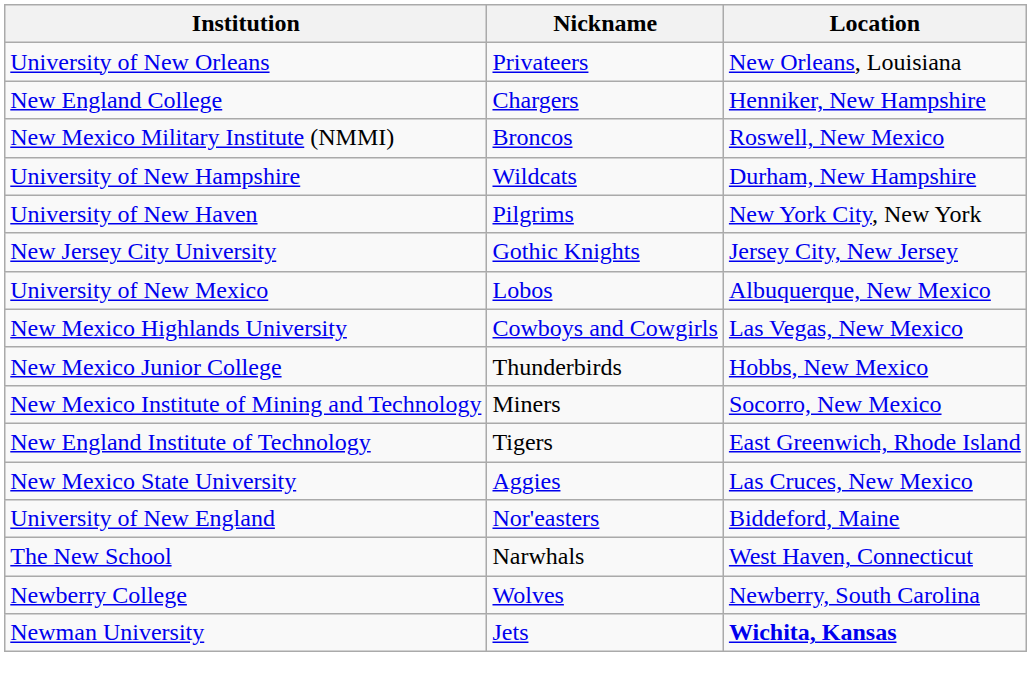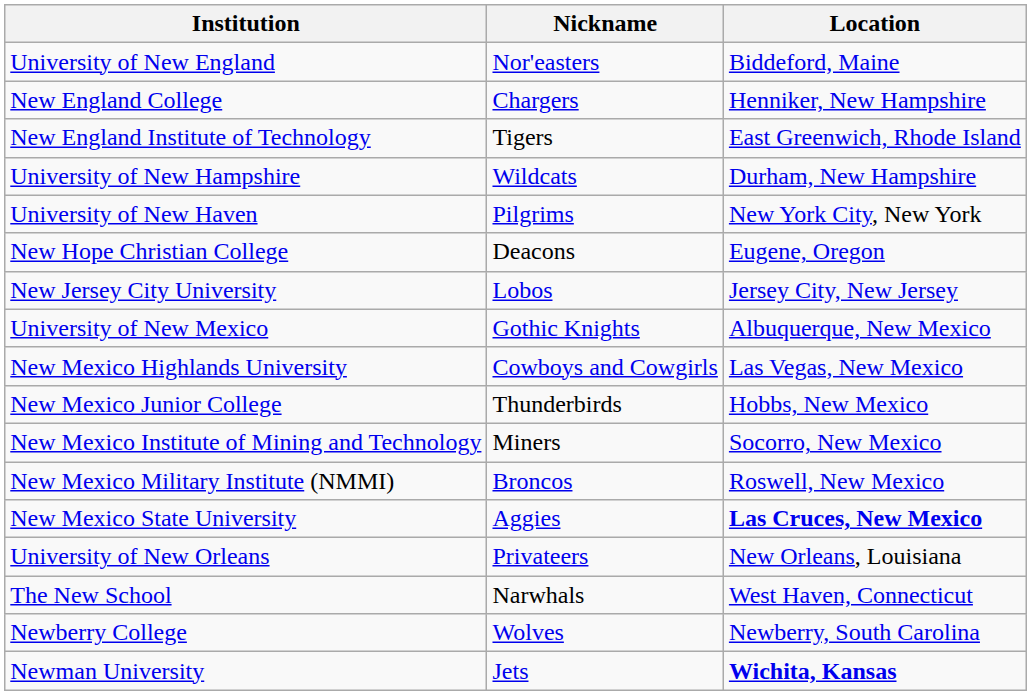rows swapped: (143, 518) <-> (140, 61)
rows swapped: (191, 442) <-> (202, 137)
+ row: (149, 251)
(566, 251) Gothic Knights -> (522, 289) Lobos
(522, 289) Lobos -> (566, 328) Gothic Knights
(851, 480) normal -> (856, 518) bold
